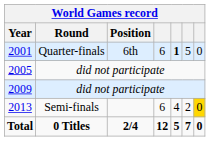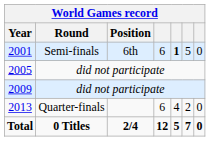(72, 51) Quarter-finals -> (72, 51) Semi-finals
(72, 107) Semi-finals -> (72, 107) Quarter-finals
(199, 107) gold background -> (199, 107) no background
